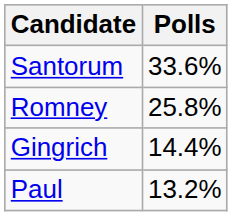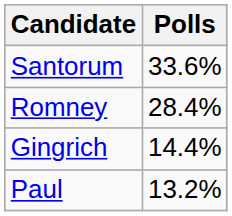(185, 107) 25.8% -> (185, 107) 28.4%
